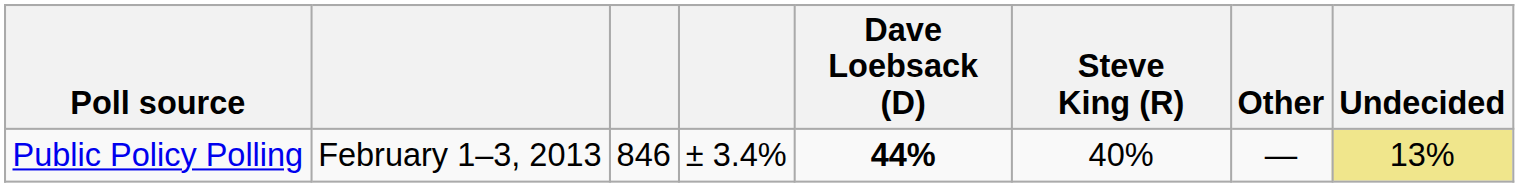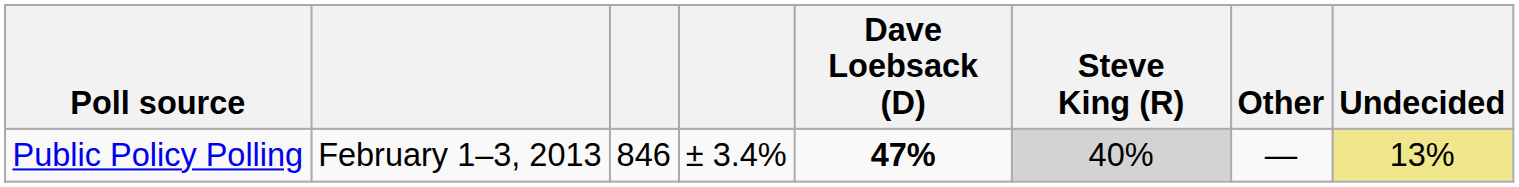(903, 154) 44% -> (903, 154) 47%
(1121, 154) no background -> (1121, 154) lightgrey background
